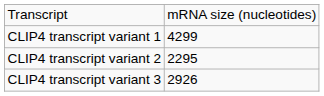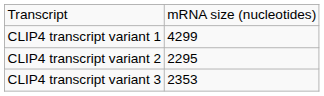(182, 79) 2926 -> (182, 79) 2353
